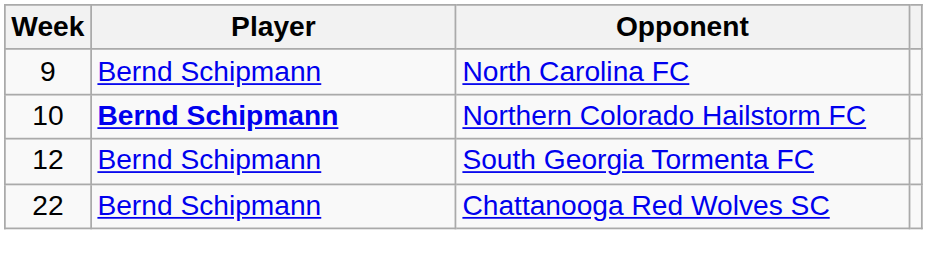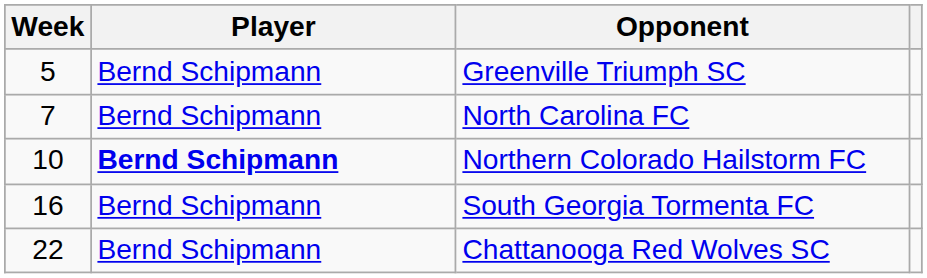+ row: (604, 71)
(48, 71) 9 -> (48, 116) 7
(48, 160) 12 -> (48, 205) 16
